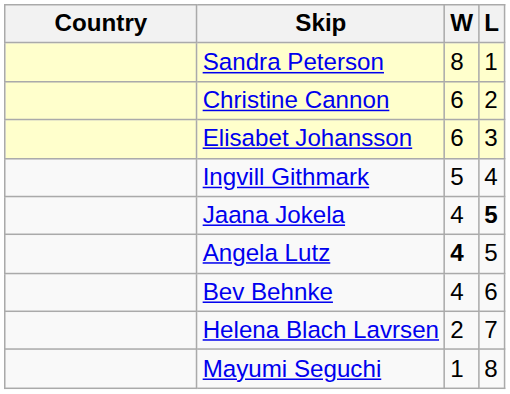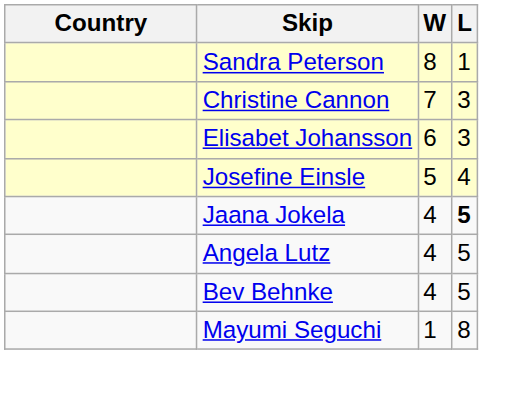(457, 100) 6 -> (430, 100) 7
(491, 100) 2 -> (464, 100) 3
+ row: (284, 176)
- row: (286, 176)
(457, 253) bold -> (430, 253) normal
(491, 291) 6 -> (464, 291) 5
- row: (321, 330)
